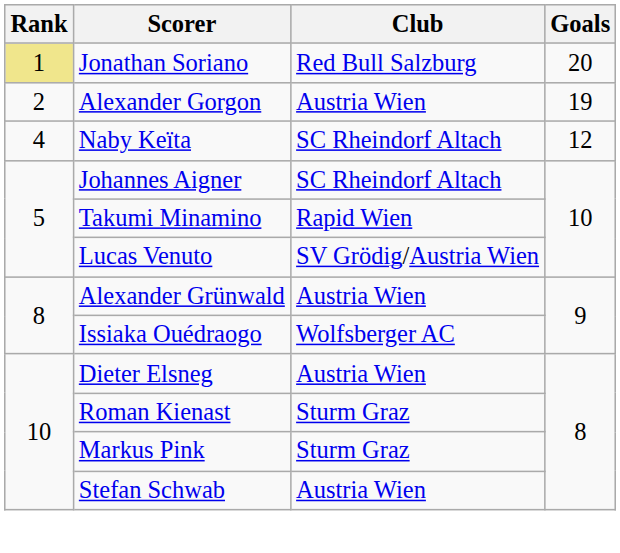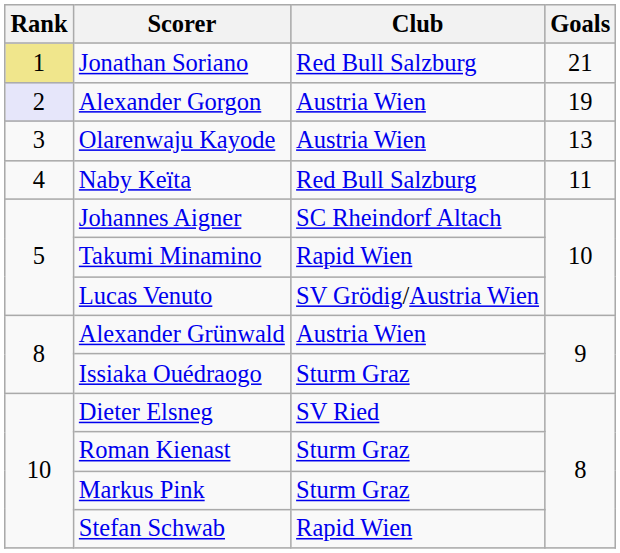(580, 62) 20 -> (580, 62) 21
(39, 101) no background -> (39, 101) lavender background
+ row: (177, 140)
(399, 140) SC Rheindorf Altach -> (386, 179) Red Bull Salzburg
(580, 140) 12 -> (580, 179) 11
(375, 334) Wolfsberger AC -> (353, 373) Sturm Graz
(361, 373) Austria Wien -> (338, 412) SV Ried
(361, 489) Austria Wien -> (354, 528) Rapid Wien
